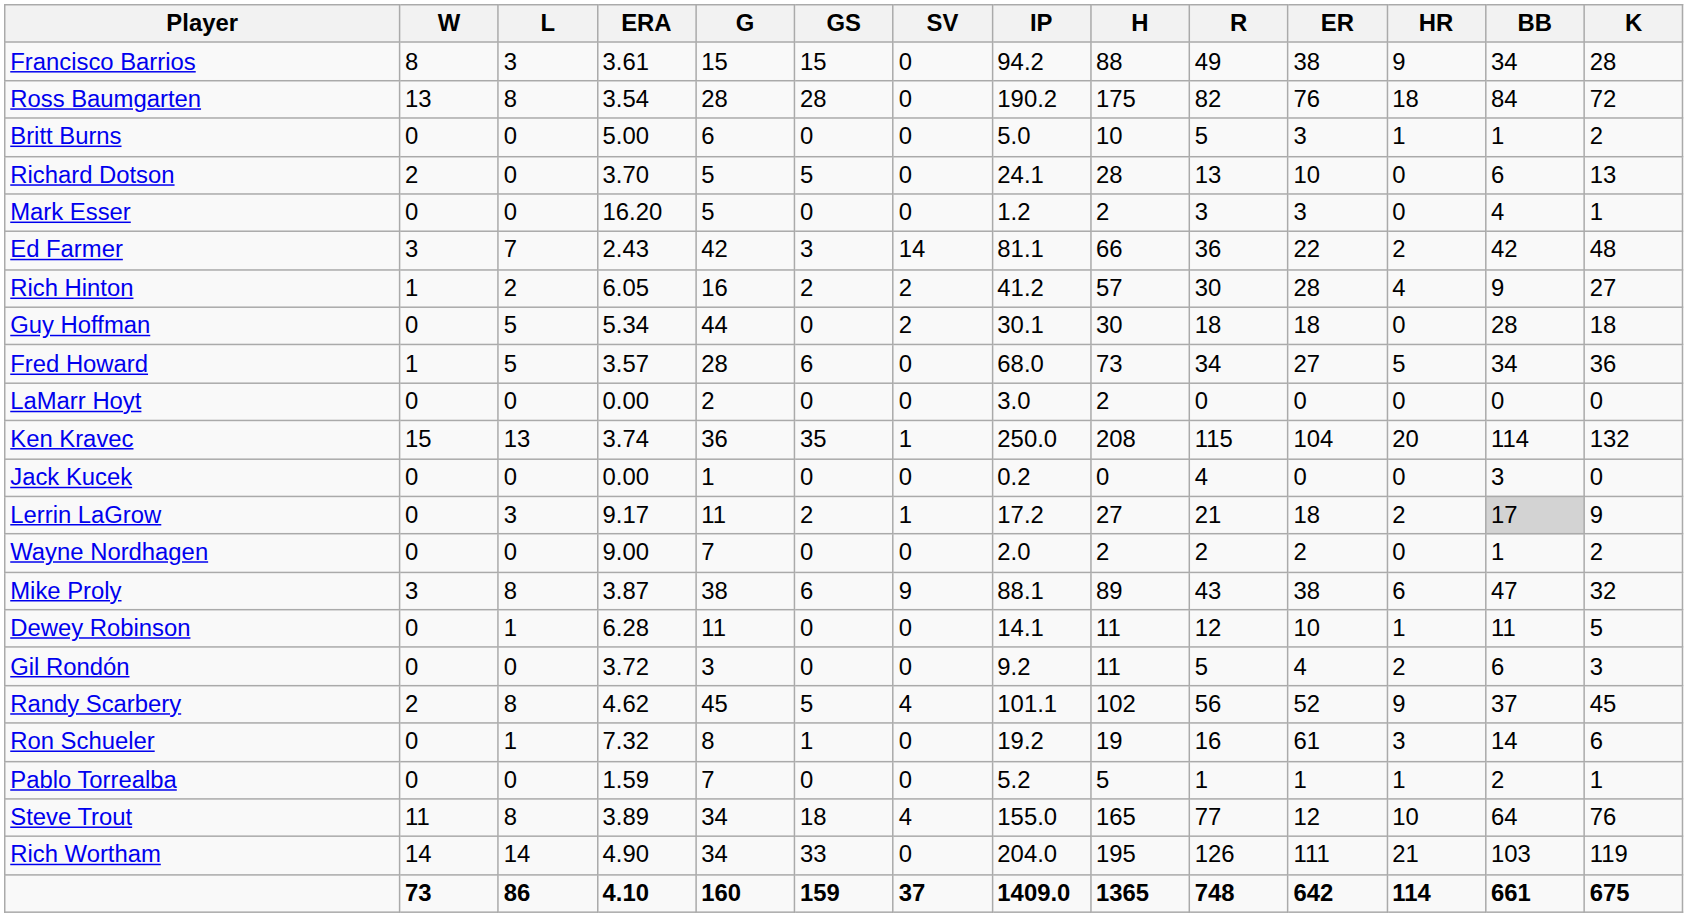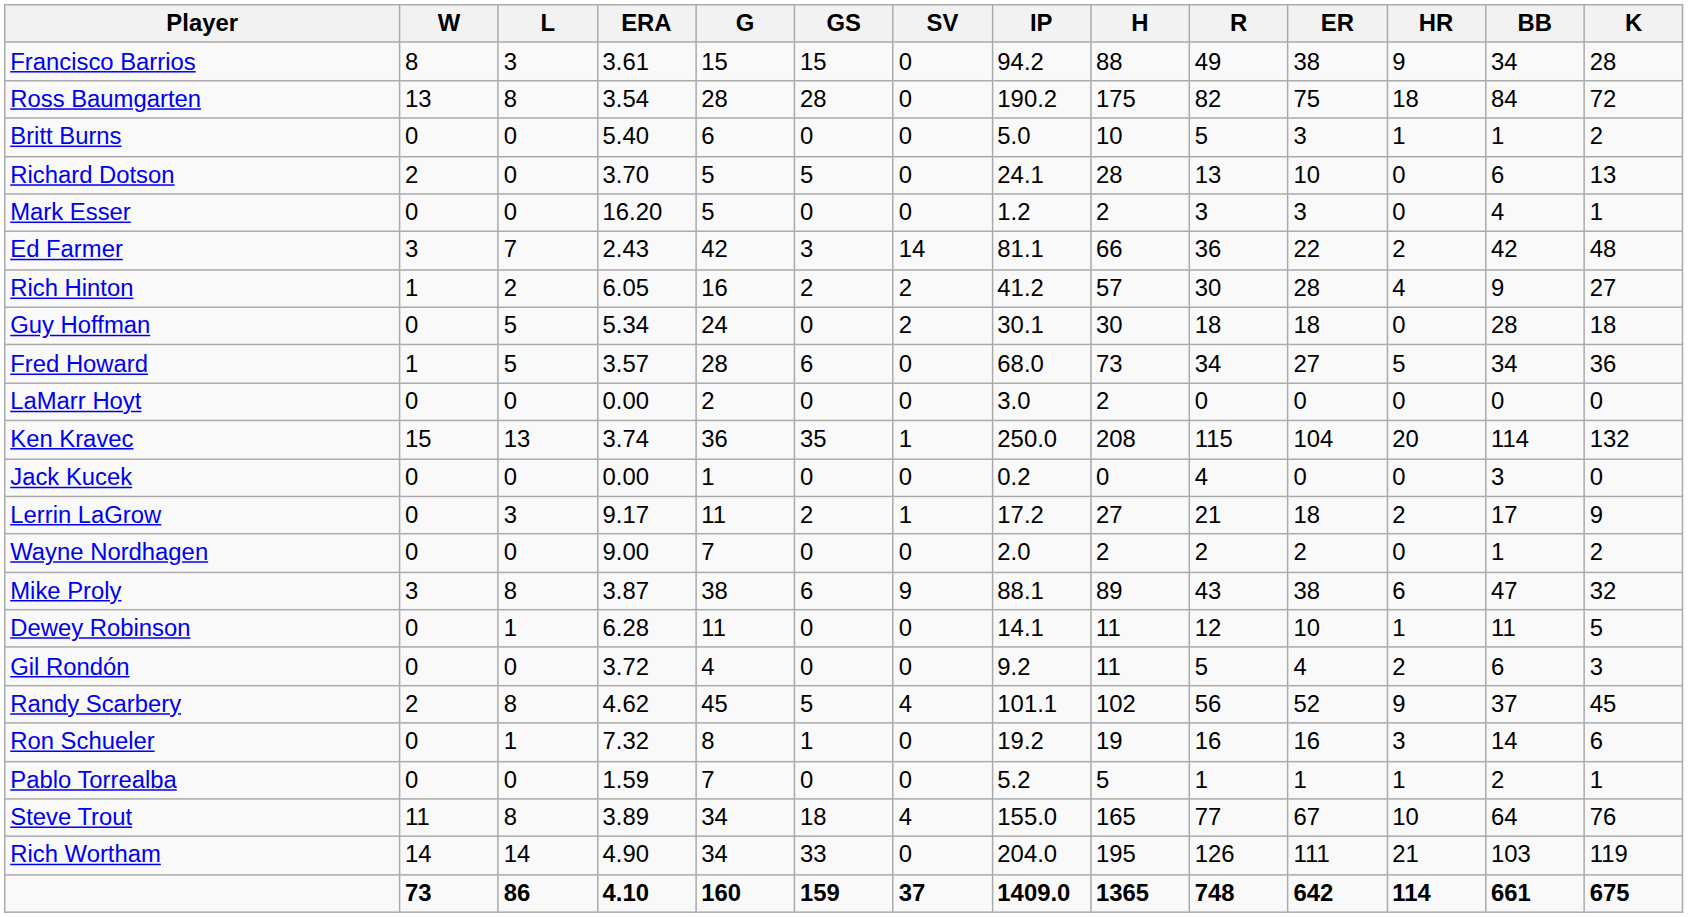(1307, 99) 76 -> (1307, 99) 75
(626, 136) 5.00 -> (626, 136) 5.40
(714, 325) 44 -> (714, 325) 24
(1504, 514) lightgrey background -> (1504, 514) no background
(708, 666) 3 -> (708, 666) 4
(1307, 741) 61 -> (1307, 741) 16
(1307, 817) 12 -> (1307, 817) 67
